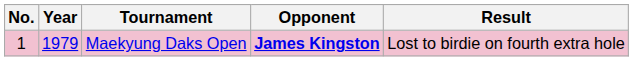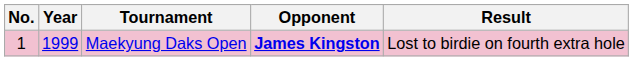(60, 43) 1979 -> (60, 43) 1999
